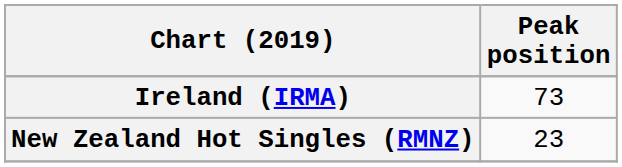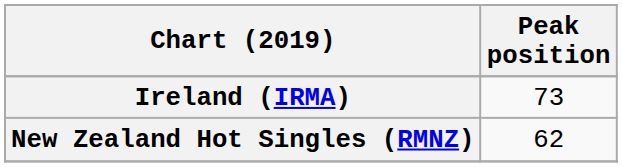(549, 140) 23 -> (549, 140) 62
